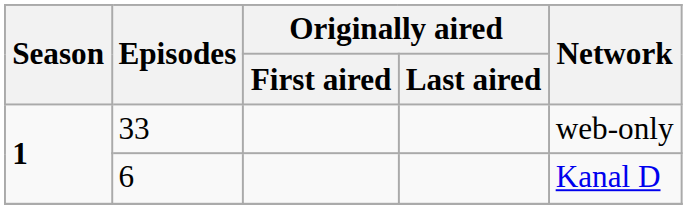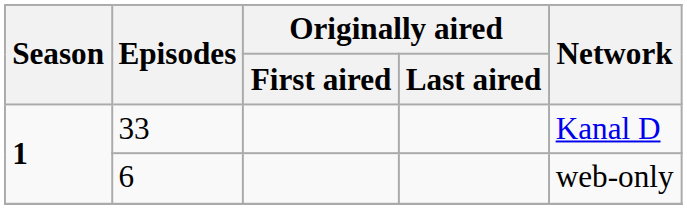(615, 128) web-only -> (608, 128) Kanal D
(608, 177) Kanal D -> (615, 177) web-only
